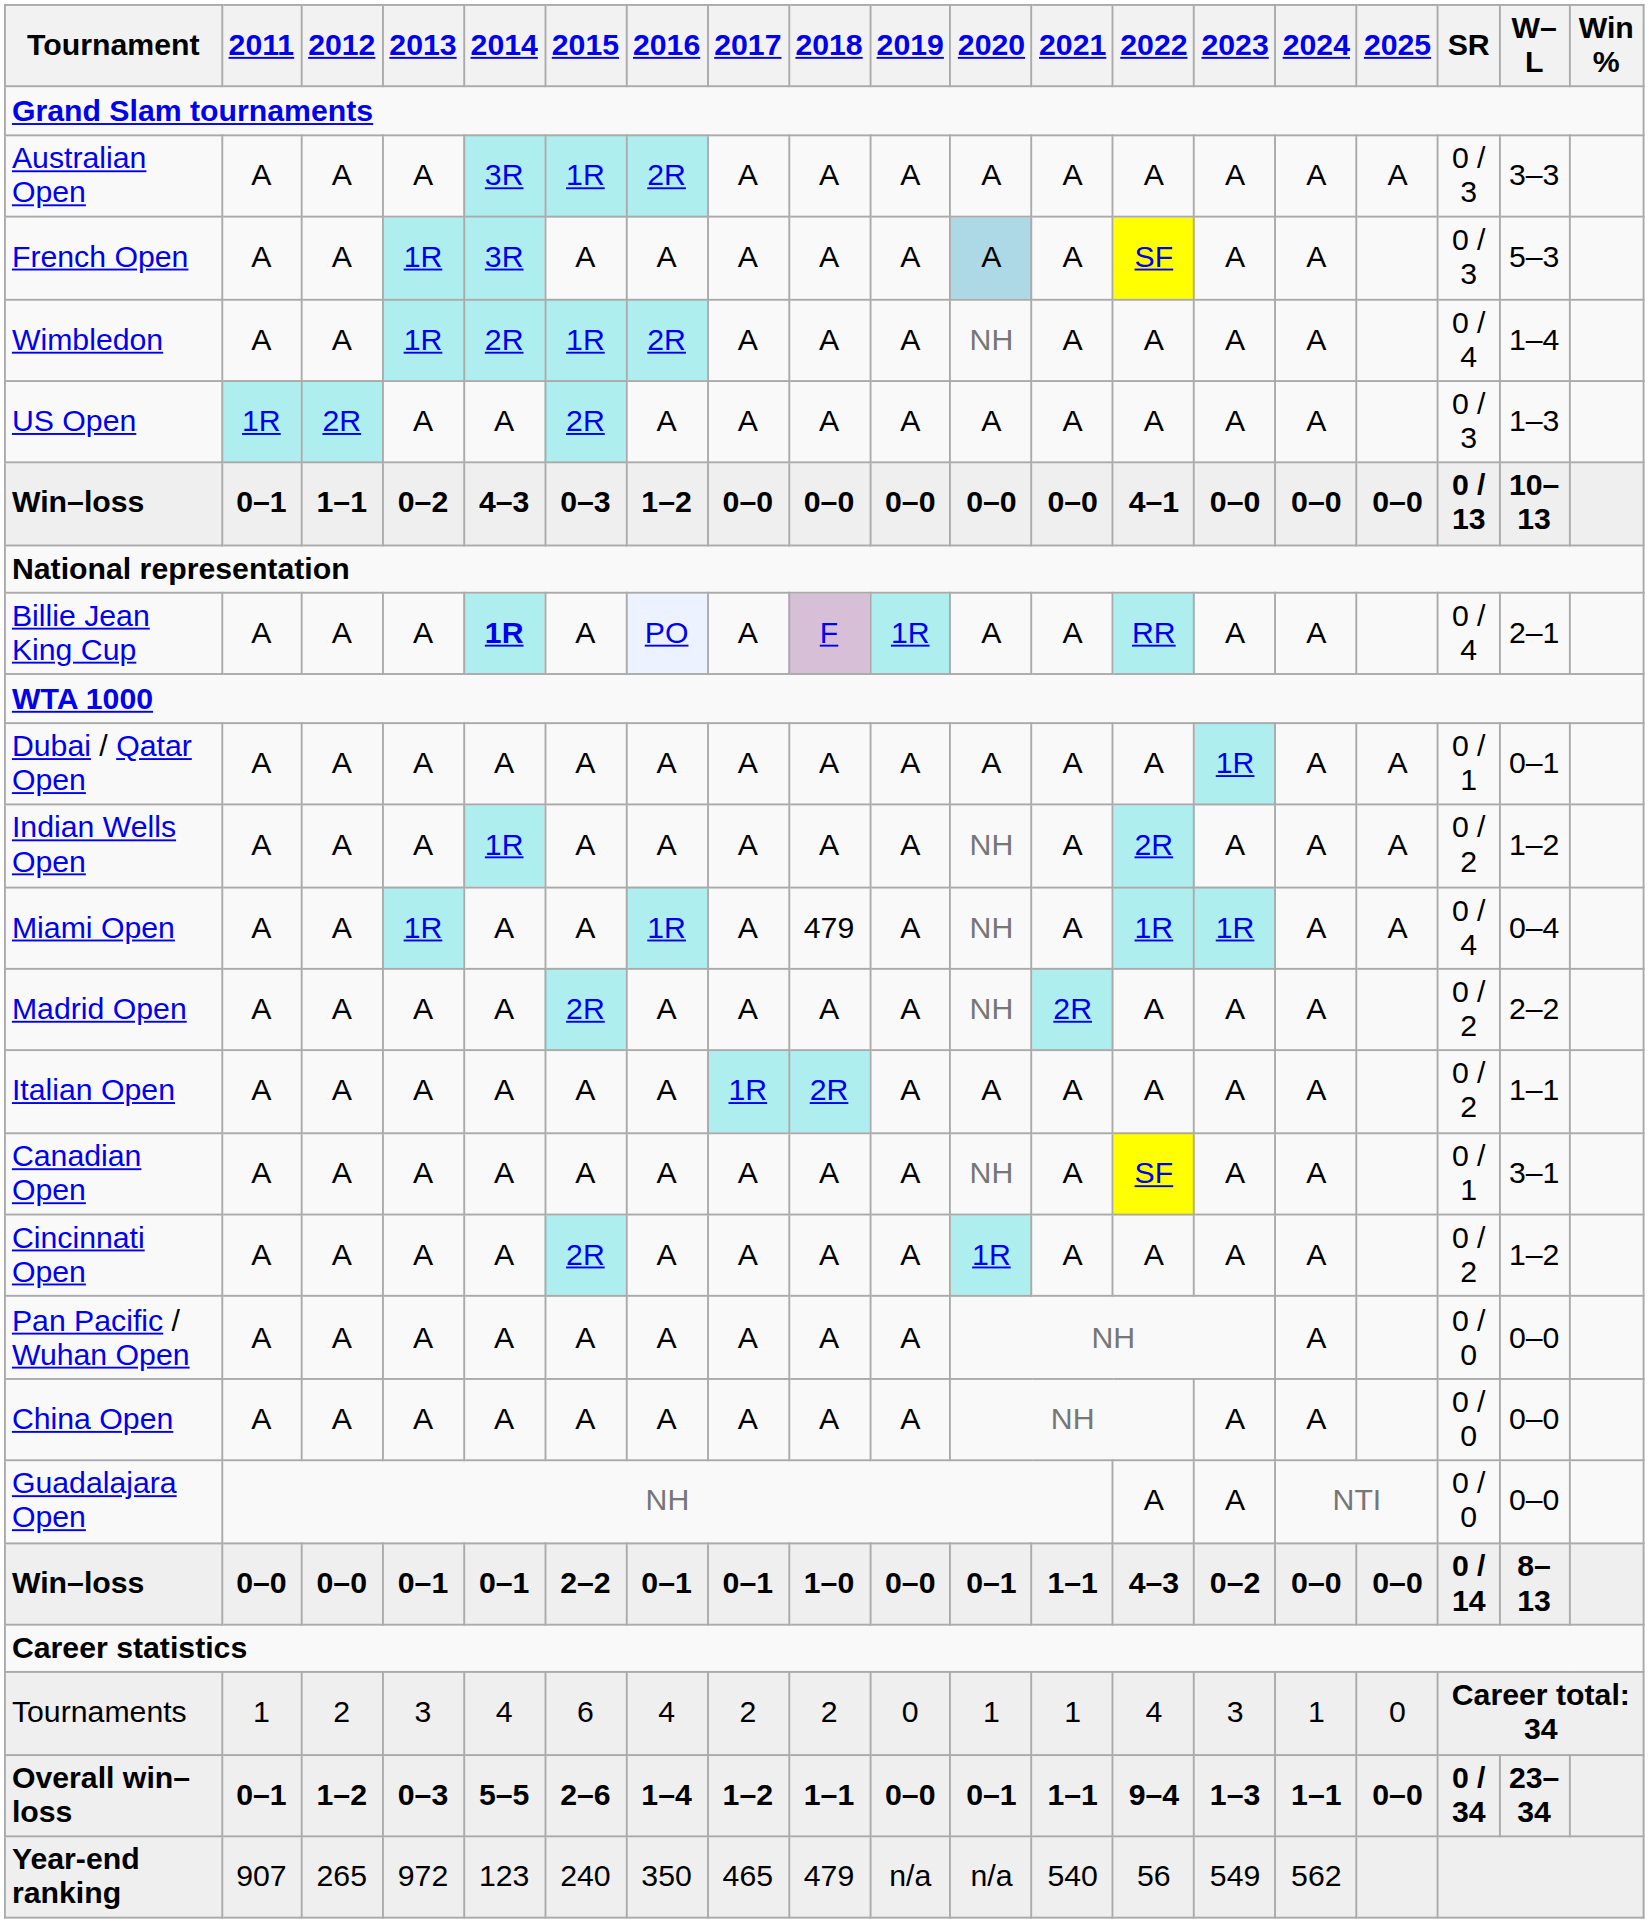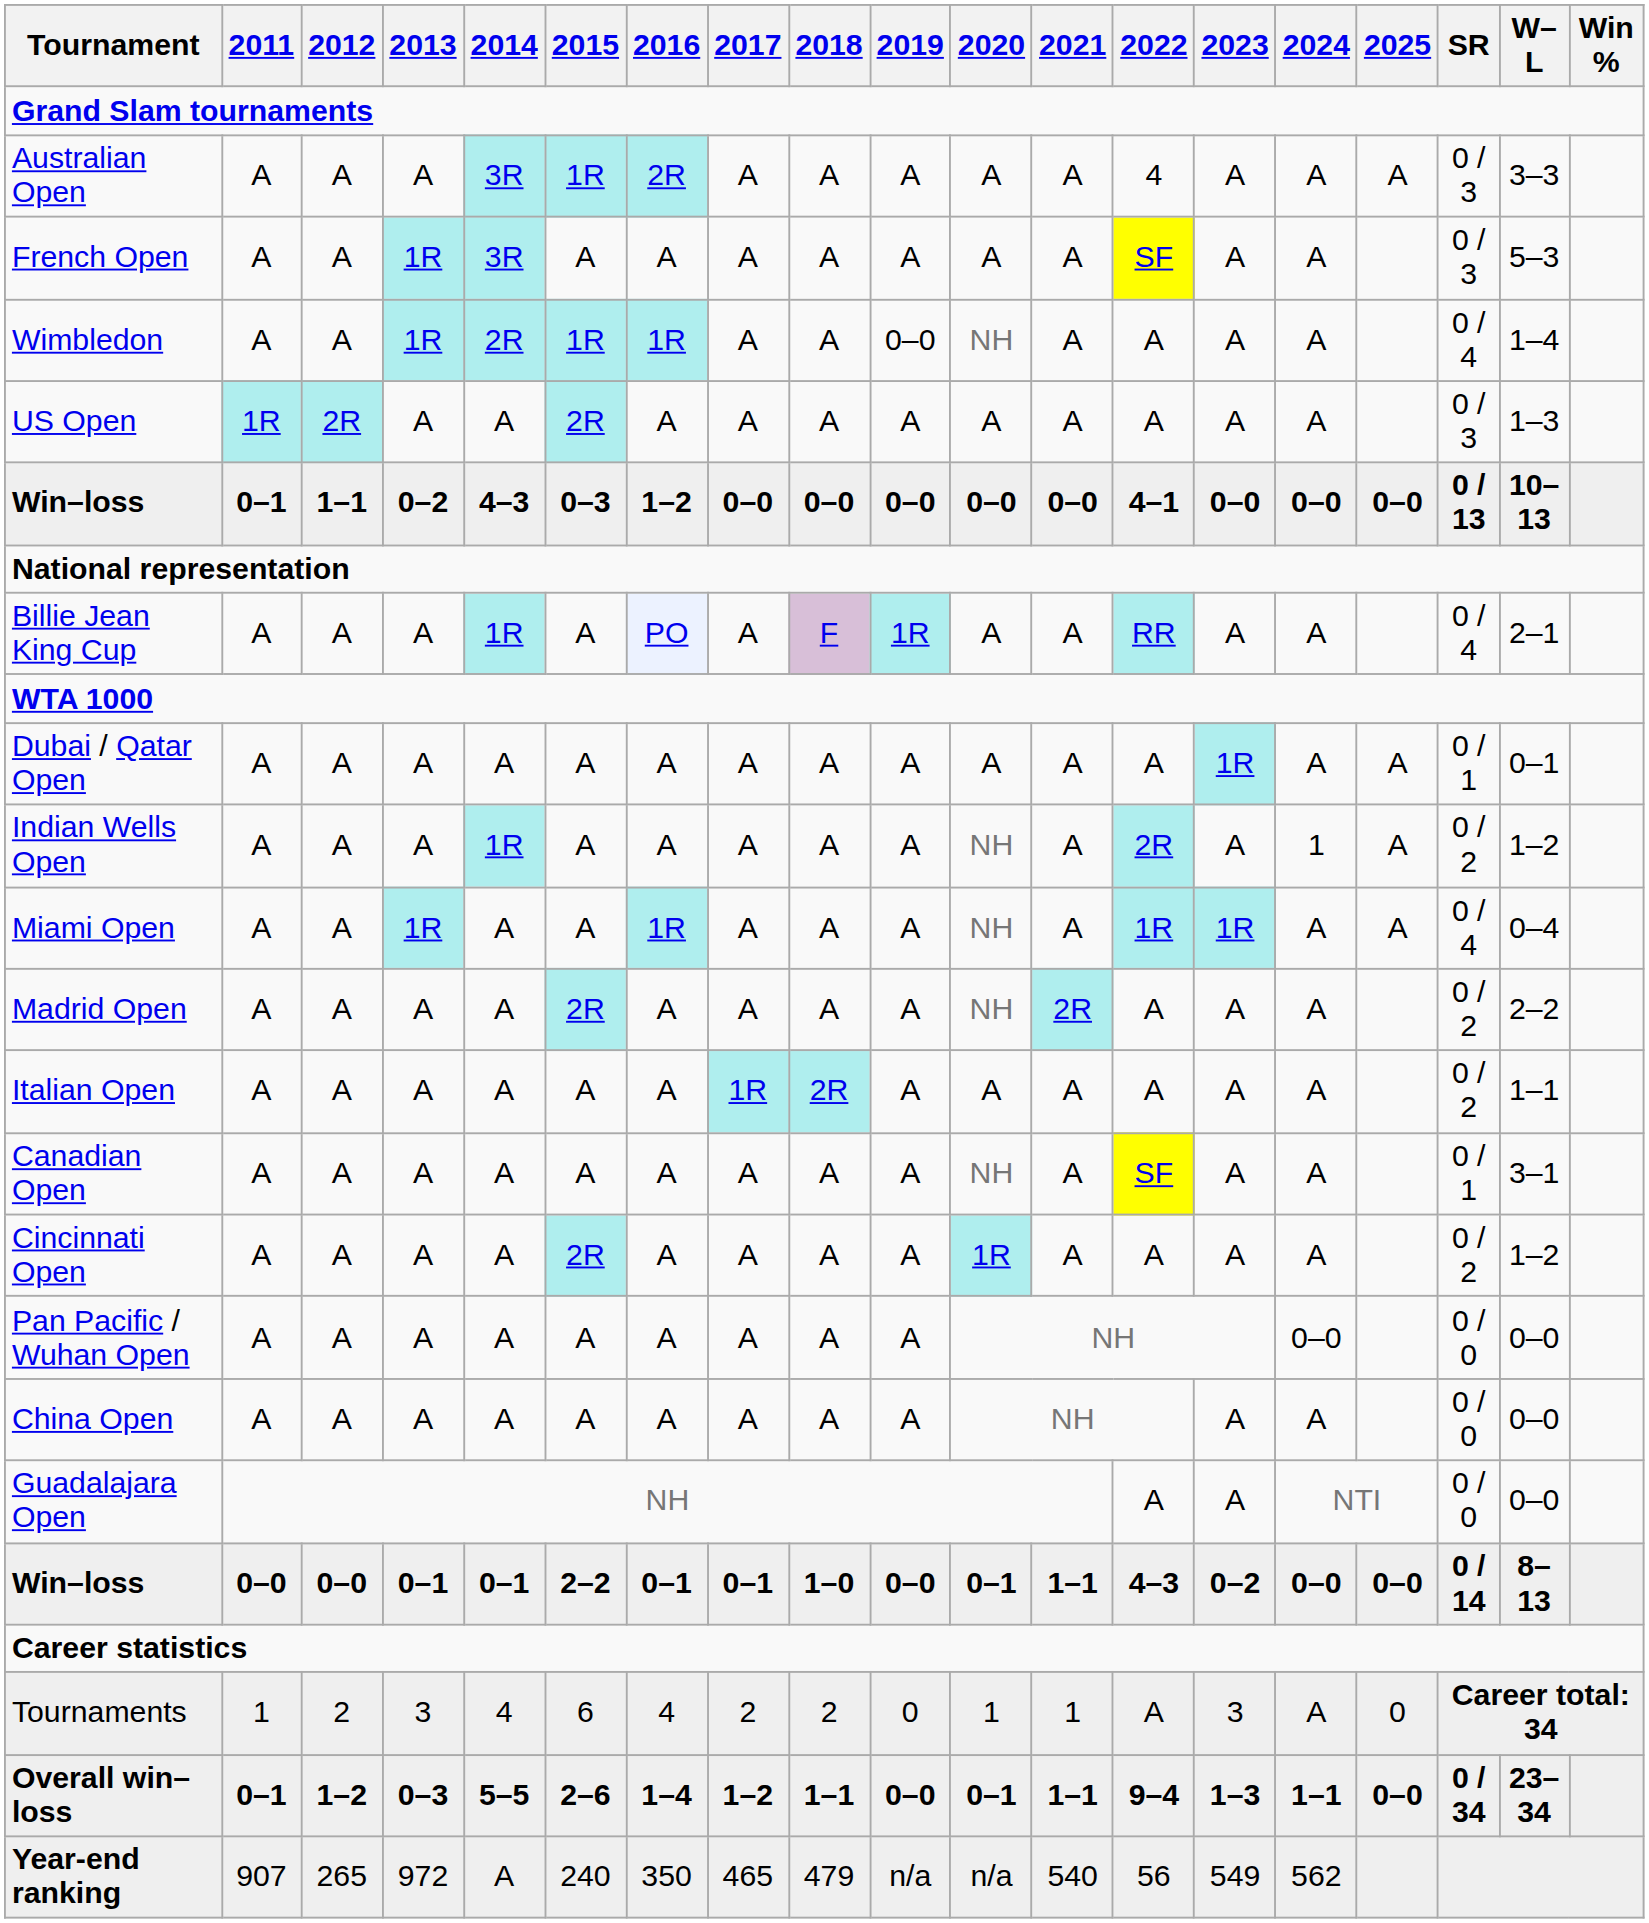(1154, 175) A -> (1154, 175) 4
(991, 257) lightblue background -> (991, 257) no background
(667, 339) 2R -> (667, 339) 1R
(910, 339) A -> (910, 339) 0–0
(504, 633) bold -> (504, 633) normal
(1316, 845) A -> (1316, 845) 1
(829, 927) 479 -> (829, 927) A
(1316, 1337) A -> (1316, 1337) 0–0
(1154, 1712) 4 -> (1154, 1712) A
(1316, 1712) 1 -> (1316, 1712) A
(504, 1876) 123 -> (504, 1876) A
